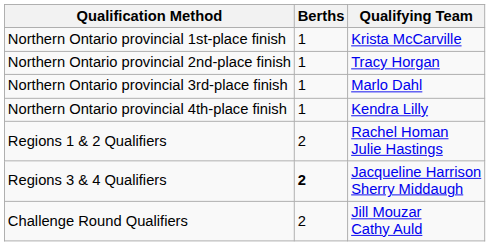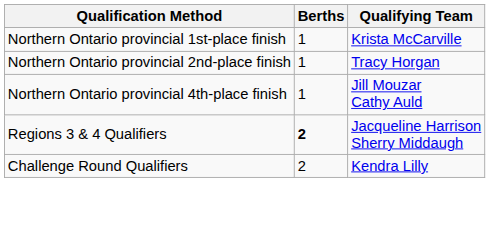- row: (148, 86)
(390, 109) Kendra Lilly -> (387, 94) Jill Mouzar Cathy Auld
- row: (87, 141)
(387, 220) Jill Mouzar Cathy Auld -> (390, 166) Kendra Lilly
